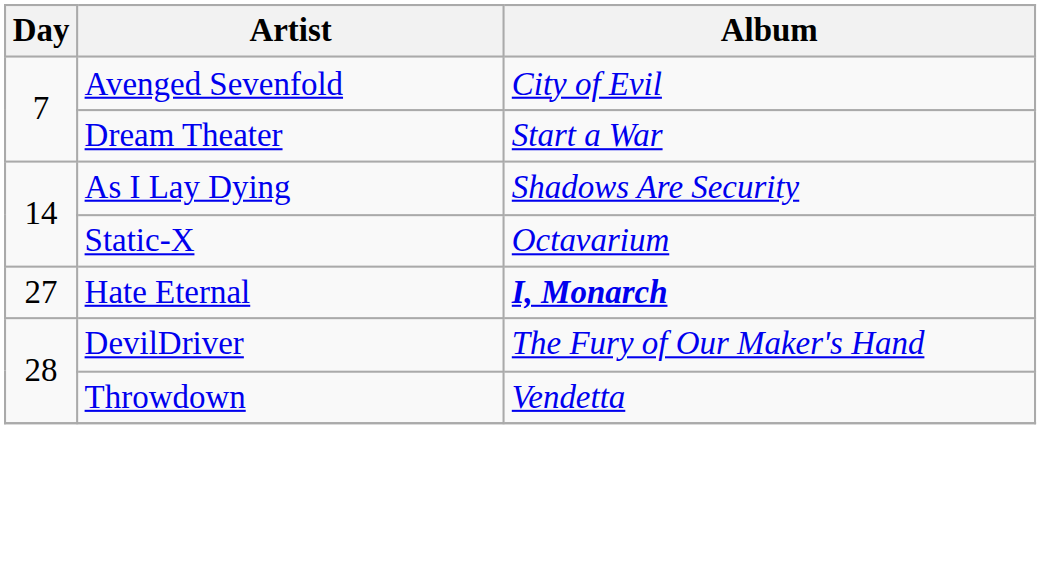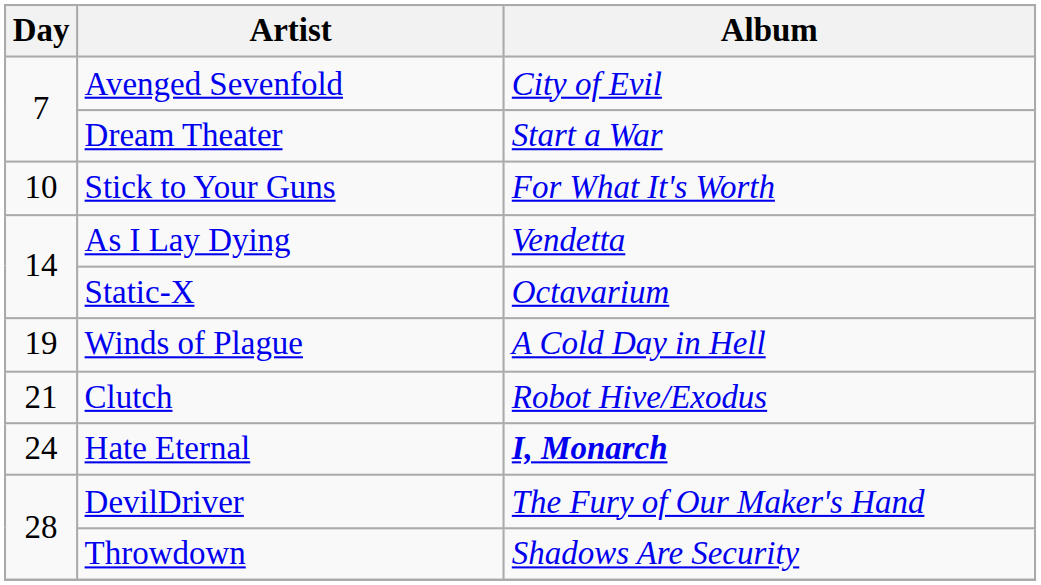+ row: (210, 187)
(656, 187) Shadows Are Security -> (569, 239) Vendetta
+ row: (194, 344)
+ row: (129, 396)
(41, 291) 27 -> (41, 448) 24
(569, 396) Vendetta -> (656, 553) Shadows Are Security
